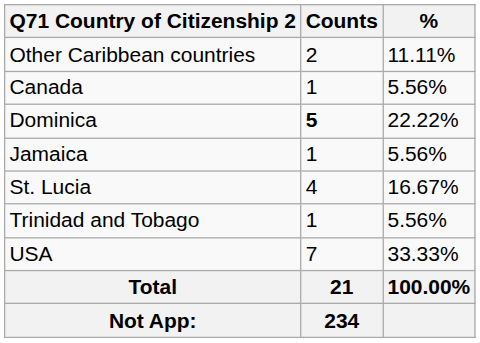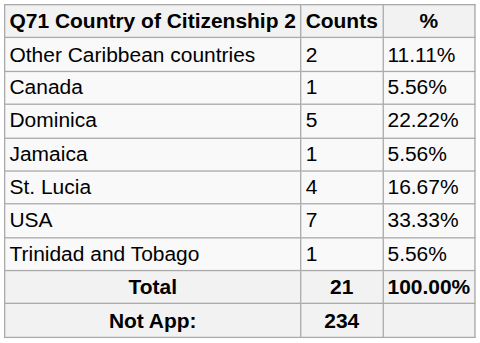(311, 120) bold -> (311, 120) normal
rows swapped: (104, 220) <-> (31, 253)
